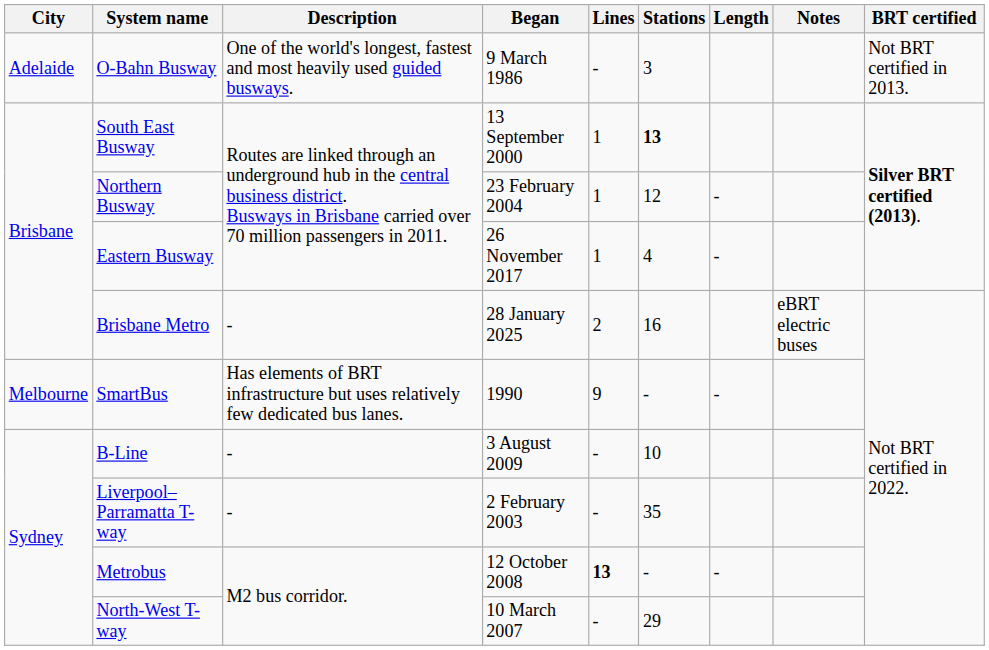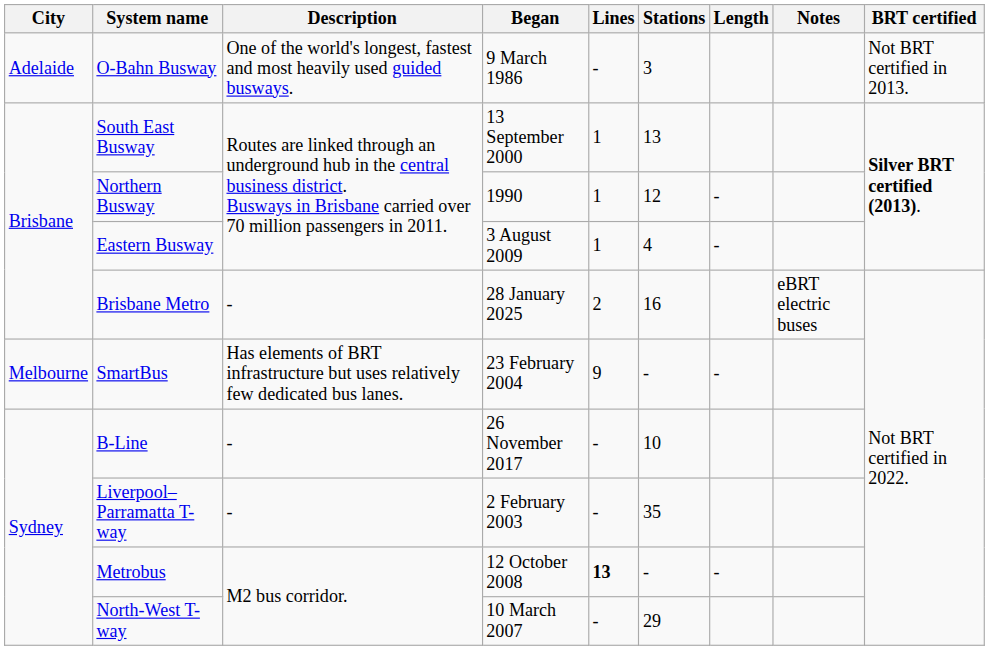(652, 137) bold -> (652, 137) normal
(530, 196) 23 February 2004 -> (504, 196) 1990
(524, 255) 26 November 2017 -> (519, 245) 3 August 2009
(504, 394) 1990 -> (530, 373) 23 February 2004
(519, 453) 3 August 2009 -> (524, 443) 26 November 2017
